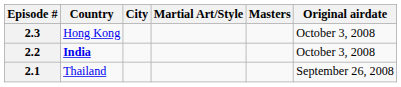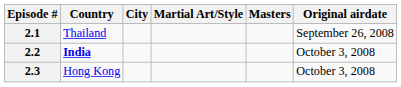rows swapped: (32, 71) <-> (32, 33)
